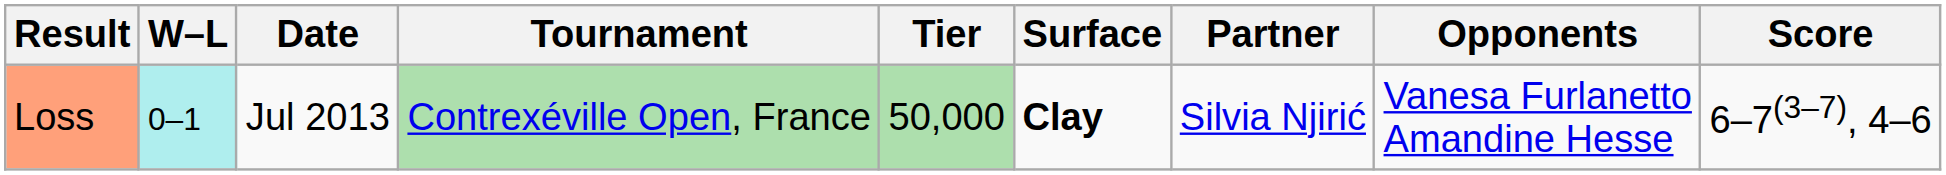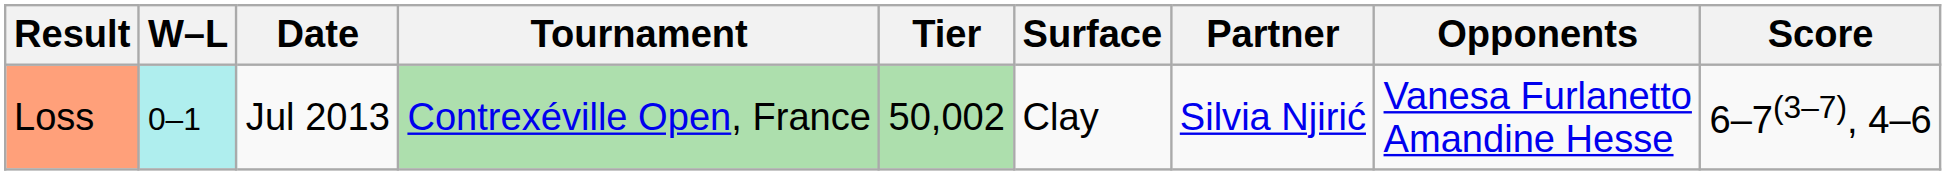(947, 116) 50,000 -> (947, 116) 50,002
(1063, 116) bold -> (1061, 116) normal
